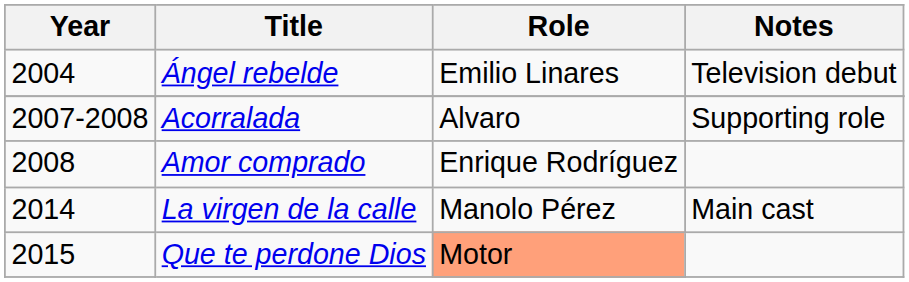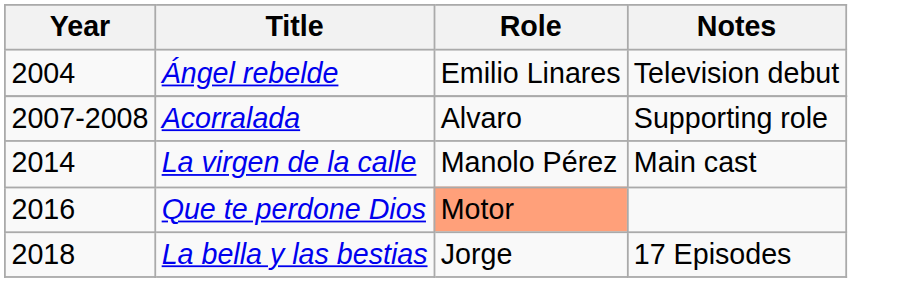- row: (264, 163)
(43, 254) 2015 -> (43, 208) 2016
+ row: (295, 254)
